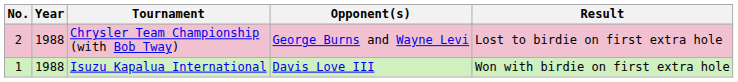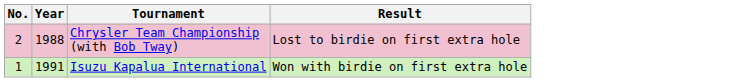- column: (371, 15)
(50, 67) 1988 -> (50, 67) 1991
